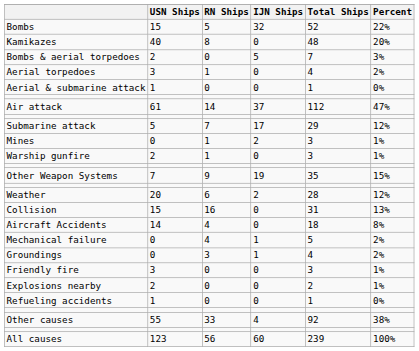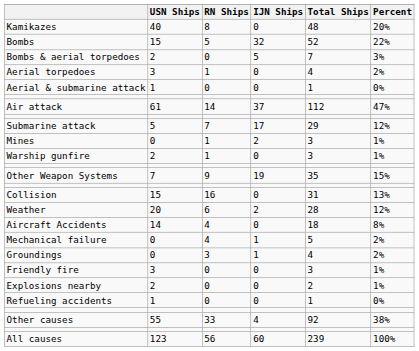rows swapped: (20, 27) <-> (32, 42)
rows swapped: (32, 210) <-> (26, 195)
